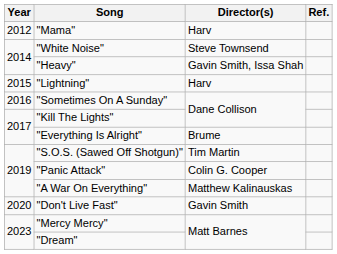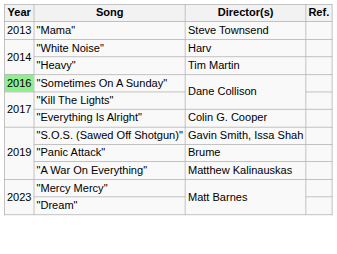(19, 30) 2012 -> (19, 30) 2013
(200, 30) Harv -> (228, 30) Steve Townsend
(228, 48) Steve Townsend -> (200, 48) Harv
(246, 65) Gavin Smith, Issa Shah -> (214, 65) Tim Martin
- row: (63, 83)
(19, 100) no background -> (19, 83) lightgreen background
(204, 135) Brume -> (228, 118) Colin G. Cooper
(214, 153) Tim Martin -> (246, 135) Gavin Smith, Issa Shah
(228, 170) Colin G. Cooper -> (204, 153) Brume
- row: (77, 205)
